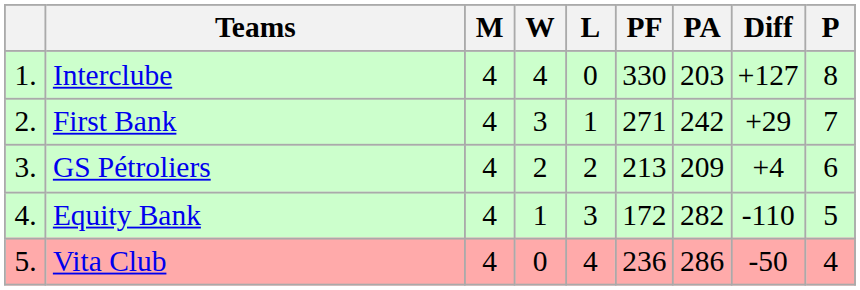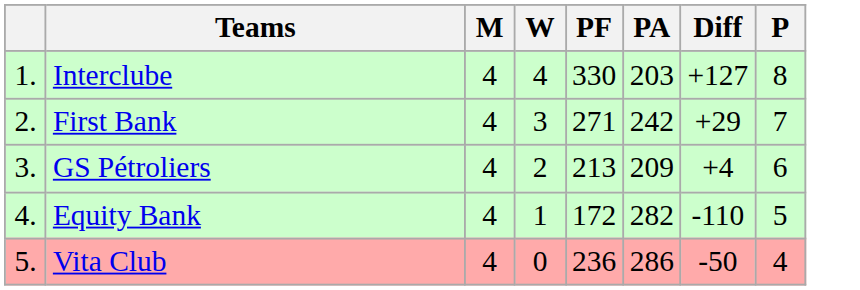- column: (590, 27)
